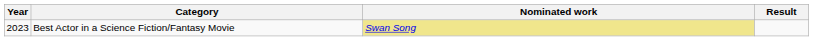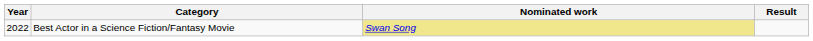(18, 28) 2023 -> (18, 28) 2022
